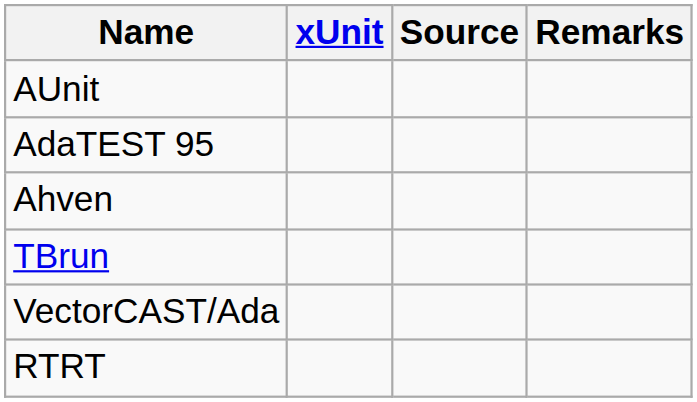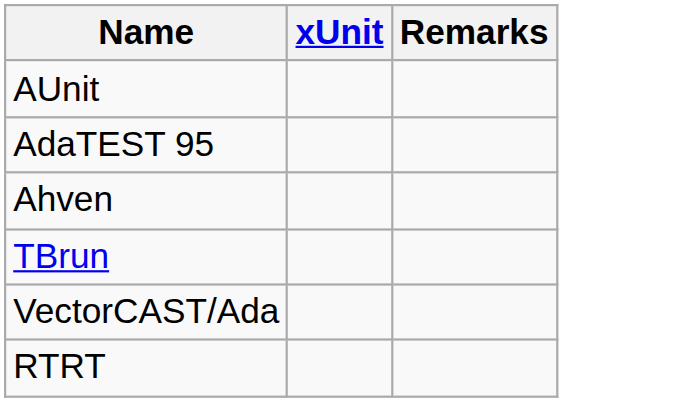- column: (459, 32)
